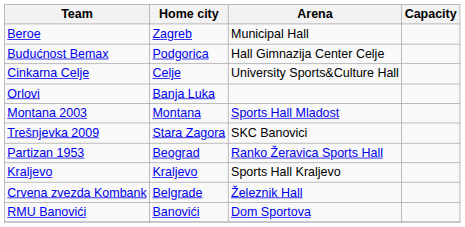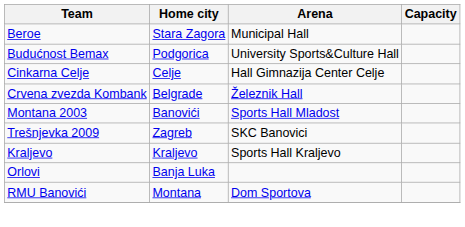(172, 34) Zagreb -> (189, 34) Stara Zagora
(308, 53) Hall Gimnazija Center Celje -> (315, 53) University Sports&Culture Hall
(315, 73) University Sports&Culture Hall -> (308, 73) Hall Gimnazija Center Celje
rows swapped: (77, 192) <-> (24, 93)
(177, 113) Montana -> (176, 113) Banovići
(189, 133) Stara Zagora -> (172, 133) Zagreb
- row: (46, 152)
(176, 212) Banovići -> (177, 192) Montana
